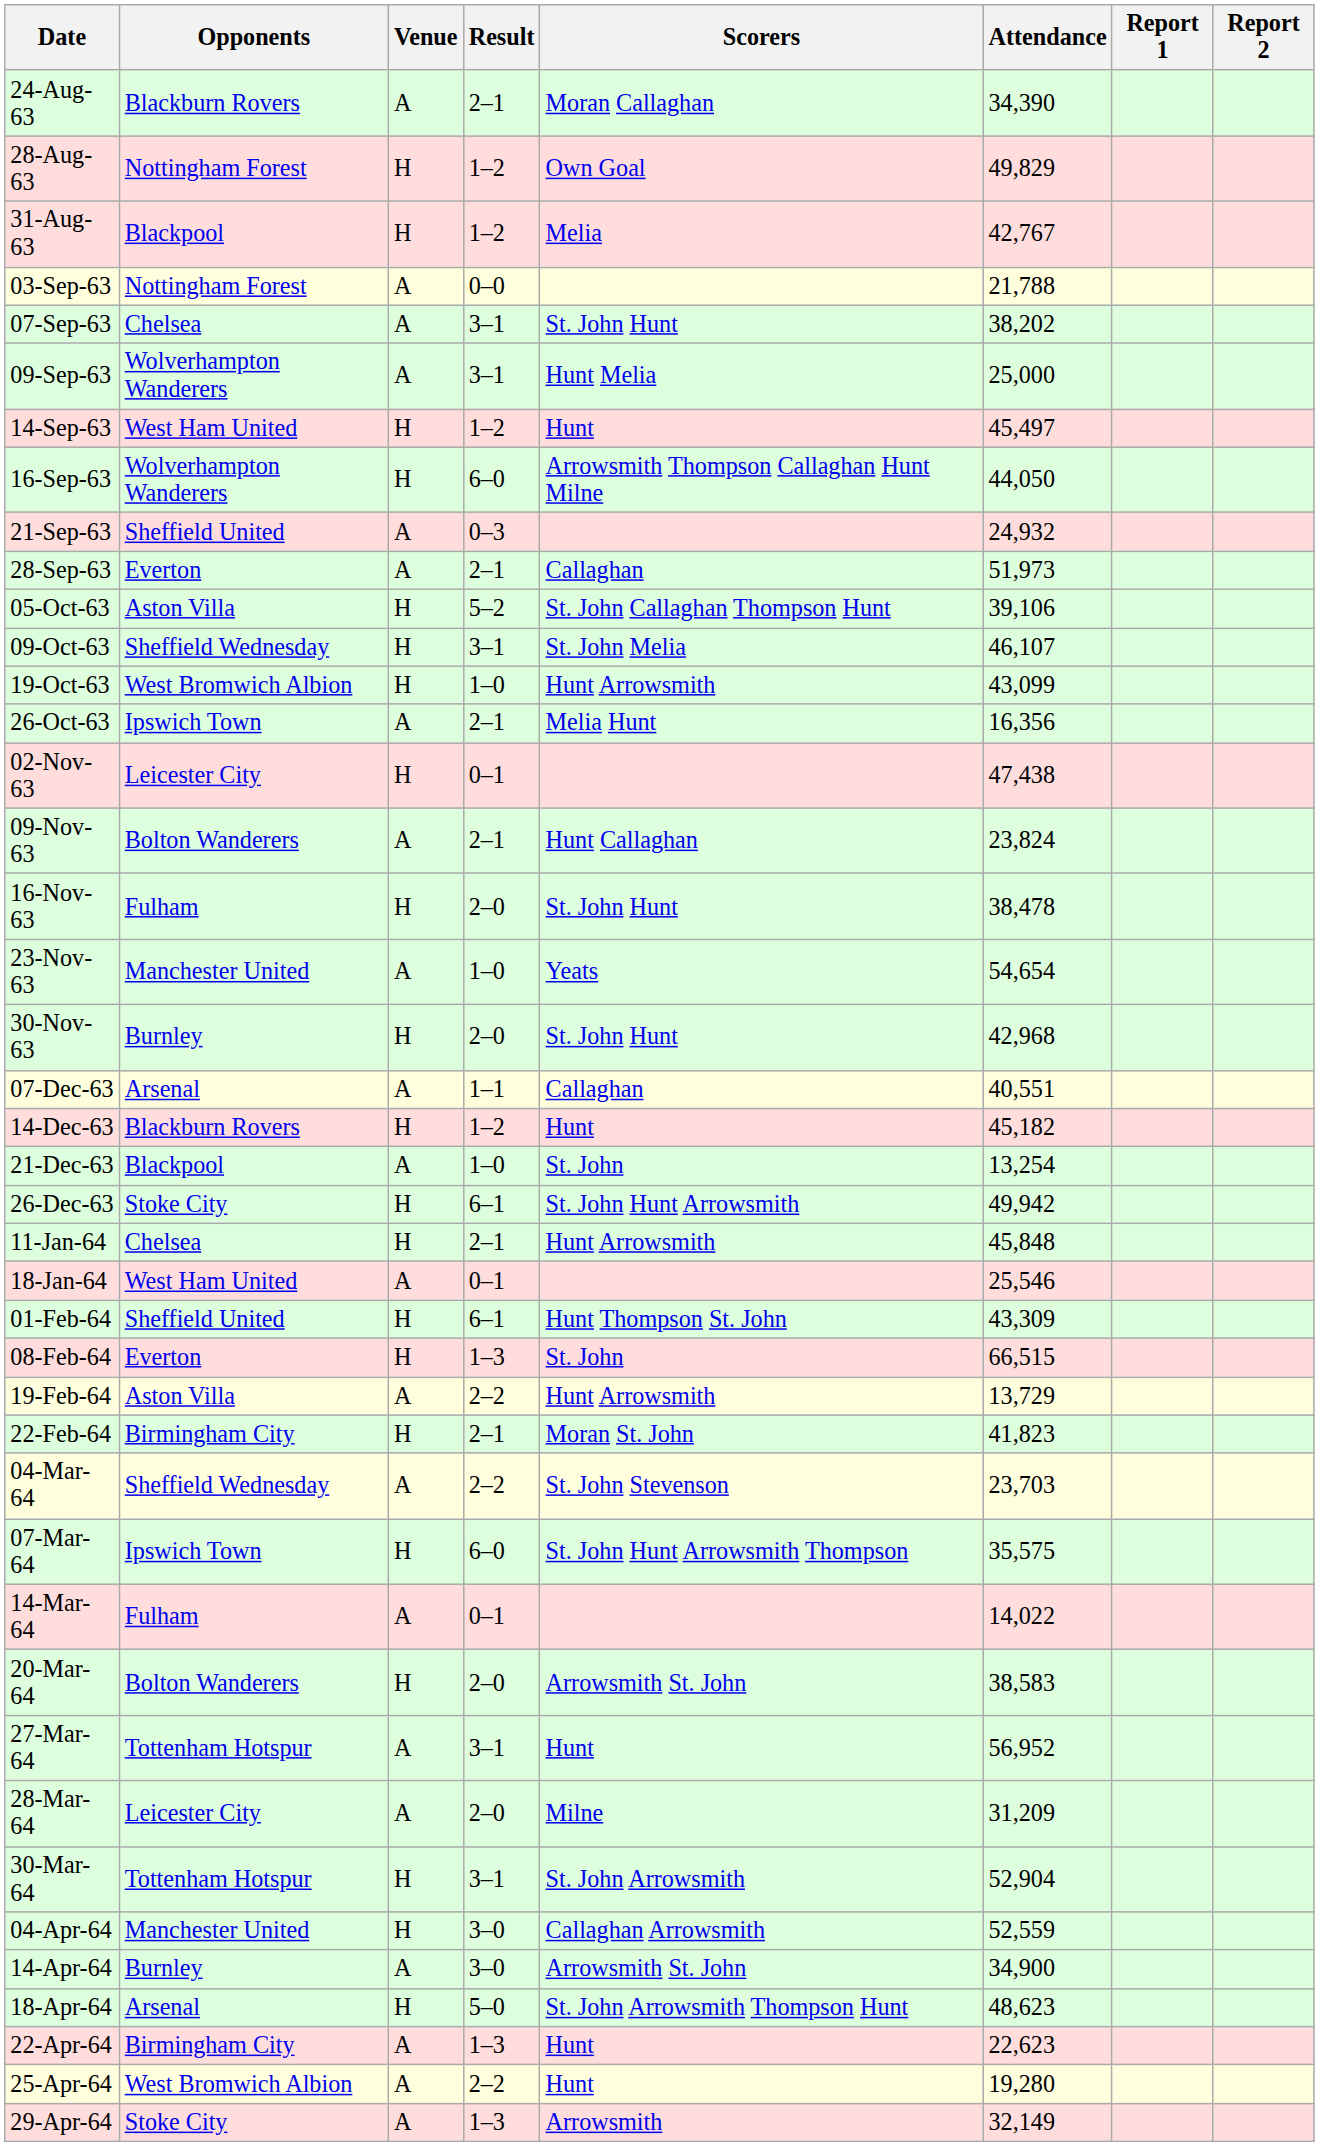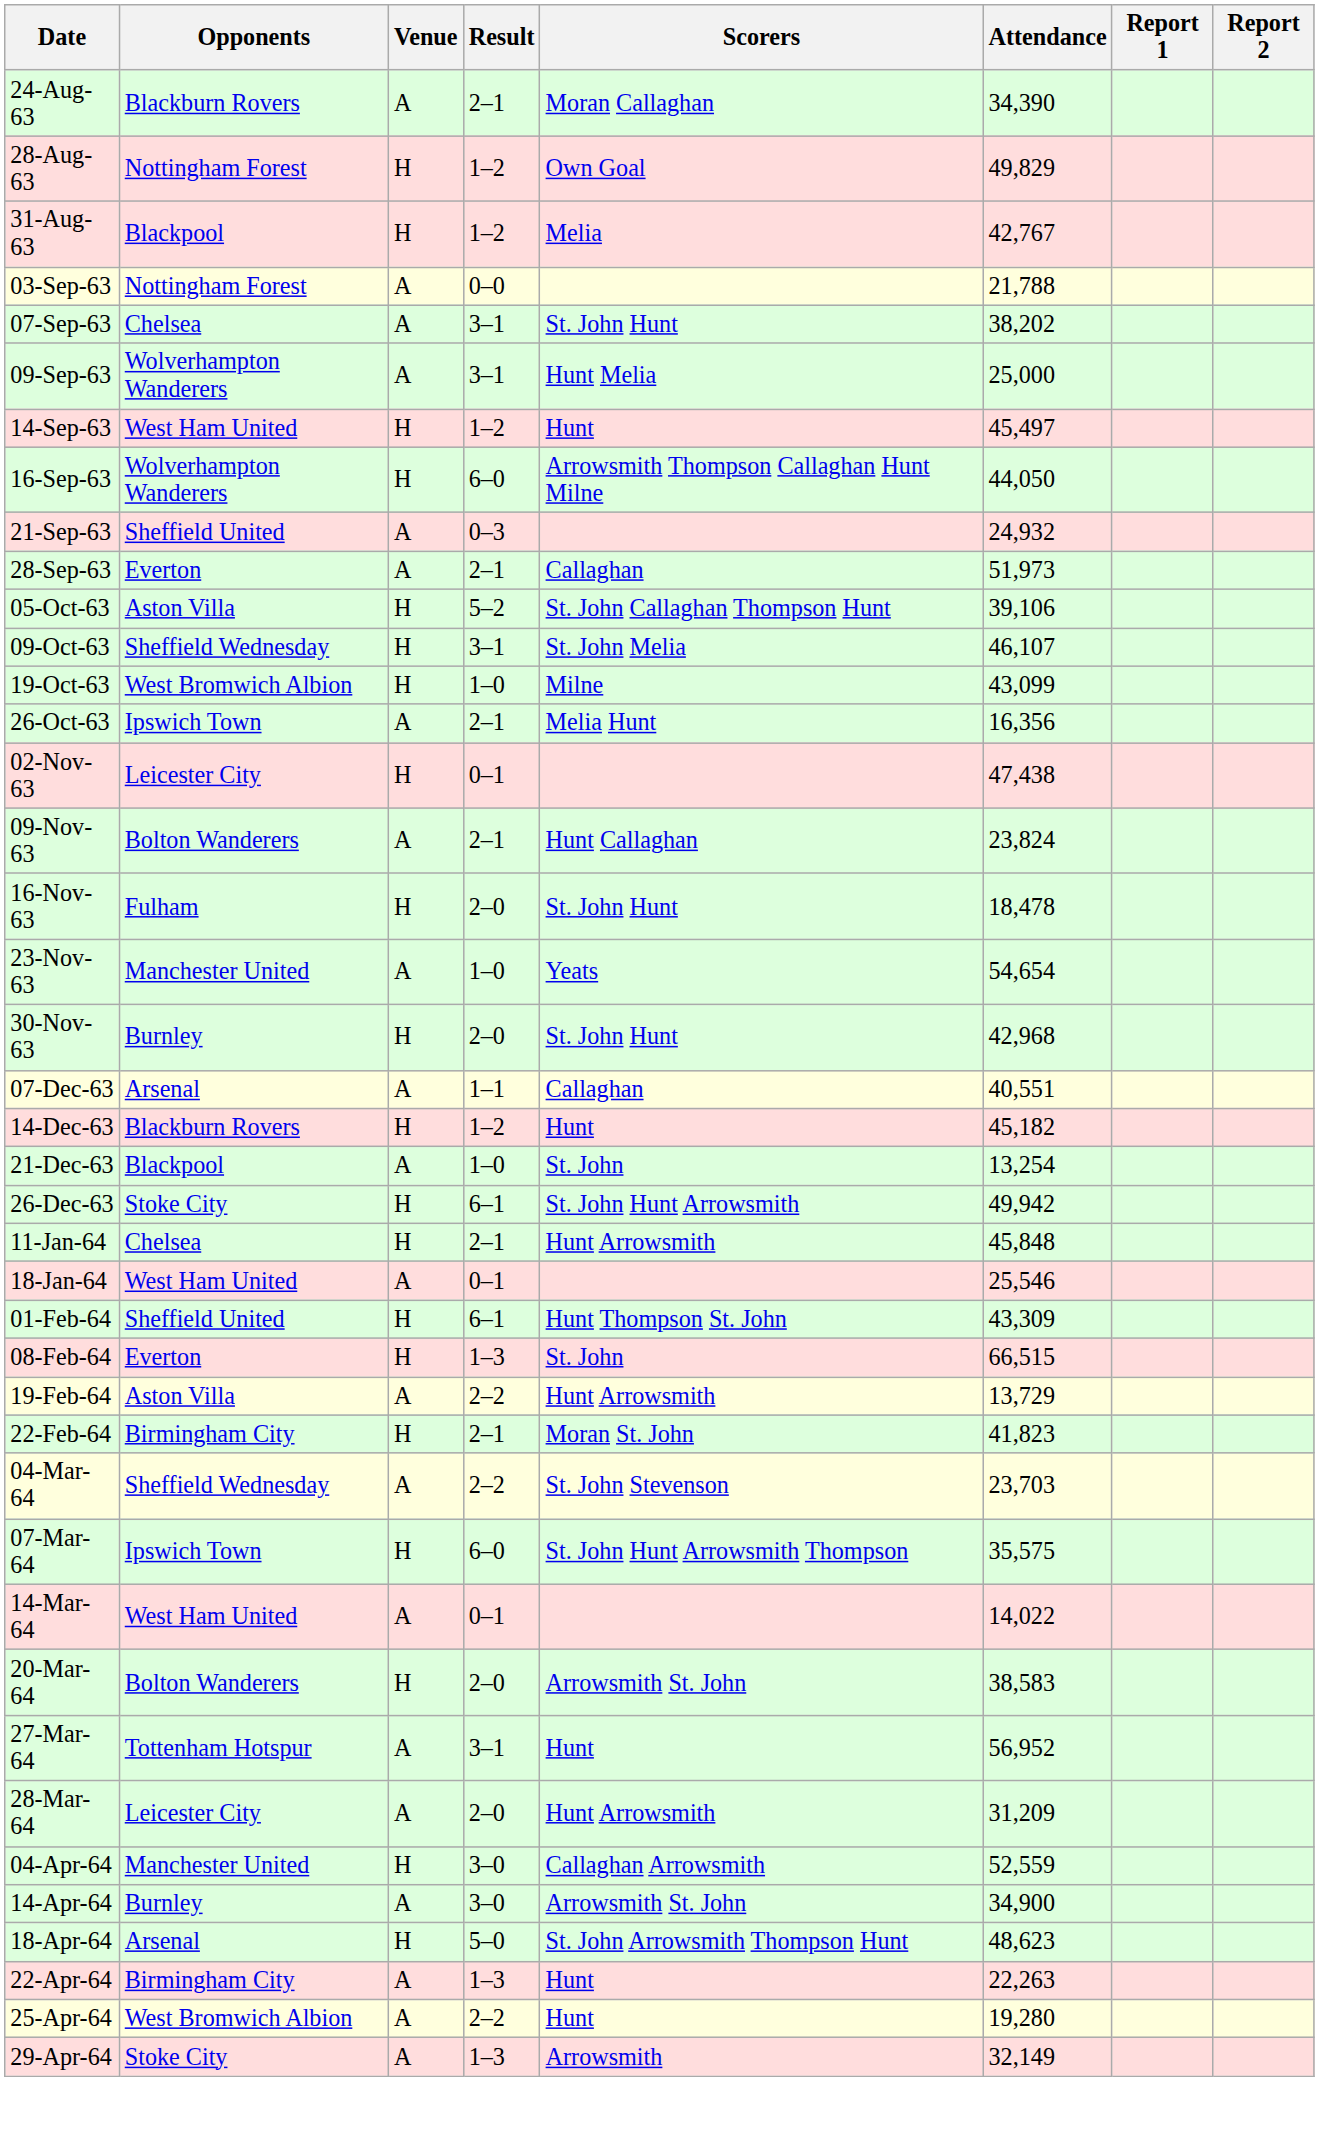(630, 684) Hunt Arrowsmith -> (574, 684) Milne
(1022, 906) 38,478 -> (1022, 906) 18,478
(162, 1616) Fulham -> (211, 1616) West Ham United
(574, 1813) Milne -> (630, 1813) Hunt Arrowsmith
- row: (50, 1878)
(1022, 2045) 22,623 -> (1022, 1980) 22,263
